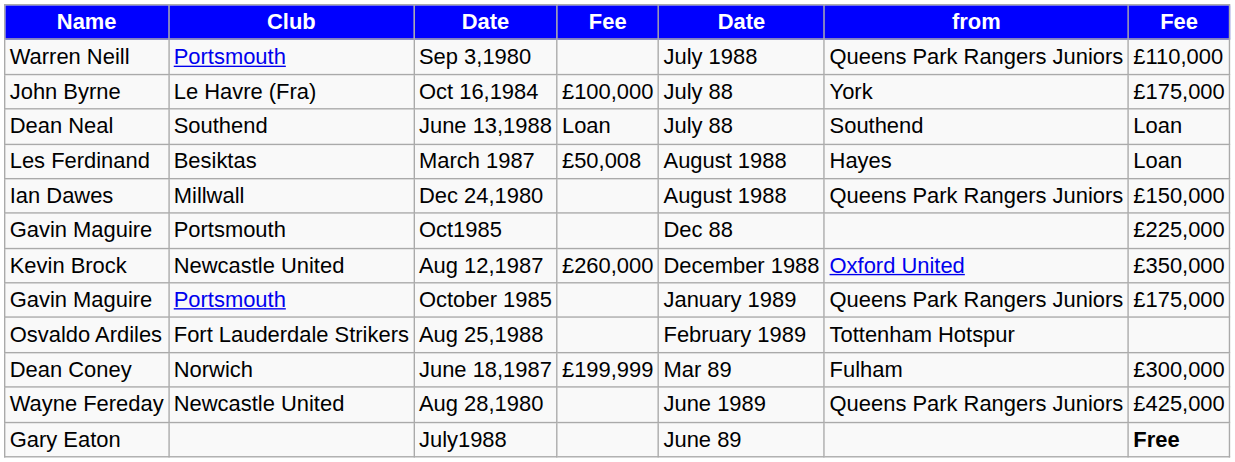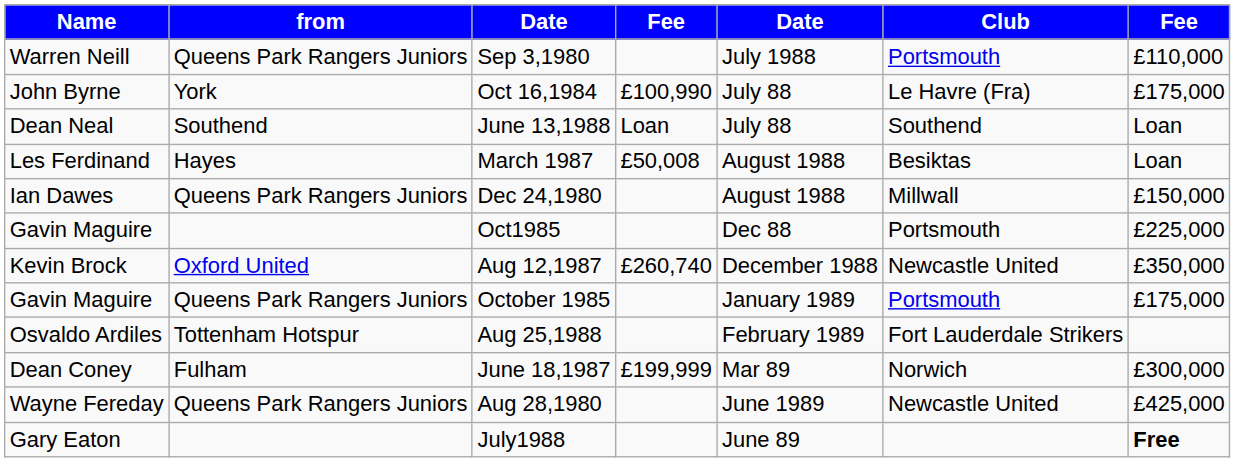columns swapped: (976, 21) <-> (291, 21)
(608, 91) £100,000 -> (666, 91) £100,990
(608, 265) £260,000 -> (666, 265) £260,740
